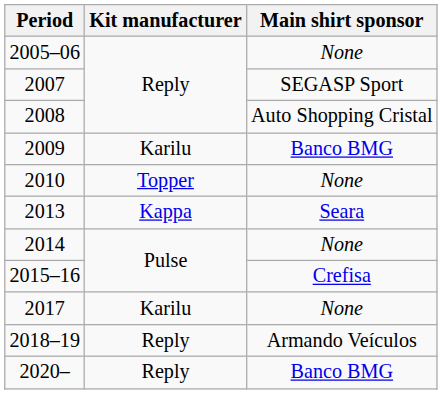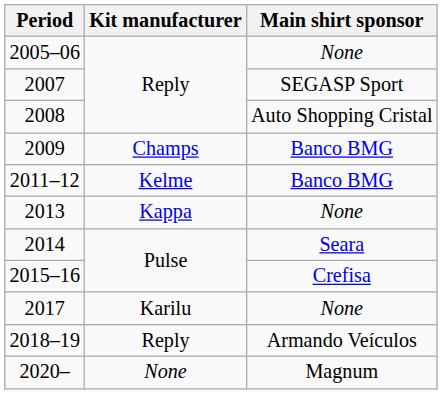(166, 148) Karilu -> (166, 148) Champs
- row: (45, 180)
+ row: (45, 180)
(342, 212) Seara -> (342, 212) None
(342, 244) None -> (342, 244) Seara
(166, 372) Reply -> (166, 372) None
(342, 372) Banco BMG -> (342, 372) Magnum
